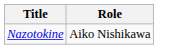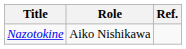+ column: (167, 14)
